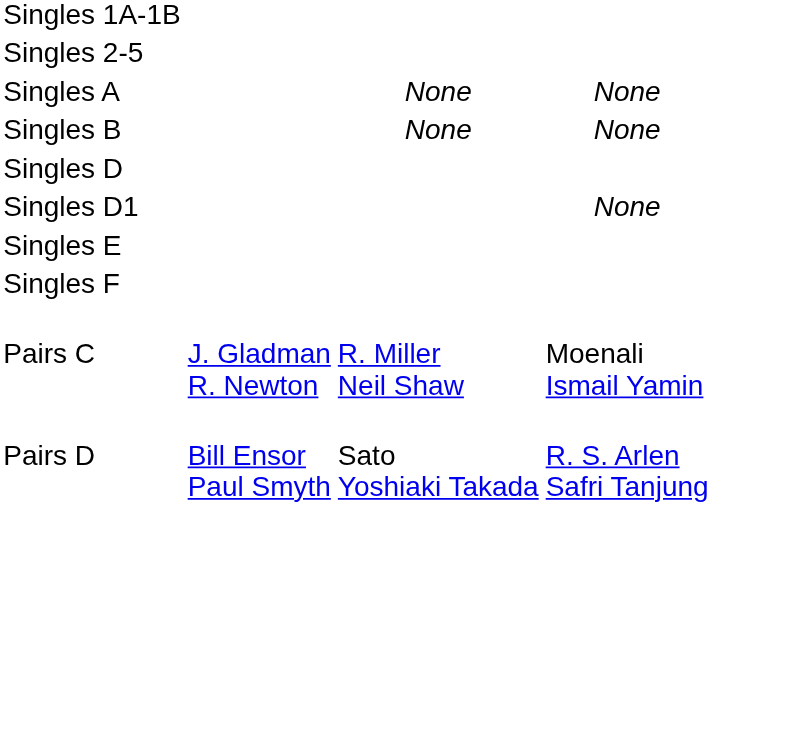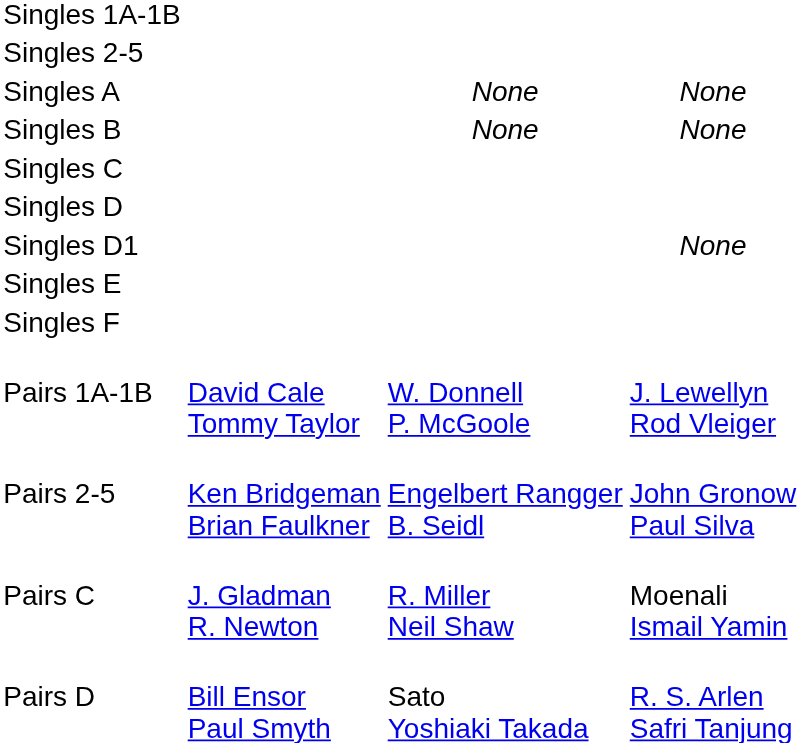+ row: (63, 168)
+ row: (78, 392)
+ row: (59, 494)
